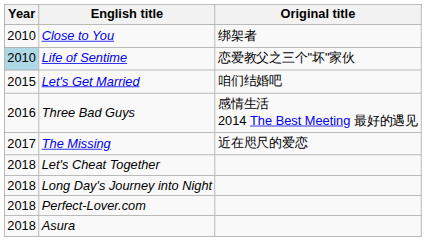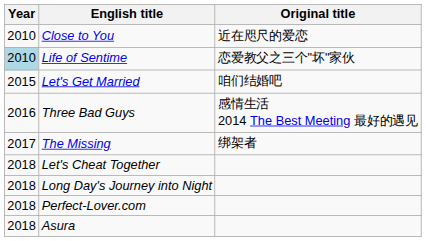(237, 35) 绑架者 -> (263, 35) 近在咫尺的爱恋
(263, 143) 近在咫尺的爱恋 -> (237, 143) 绑架者
